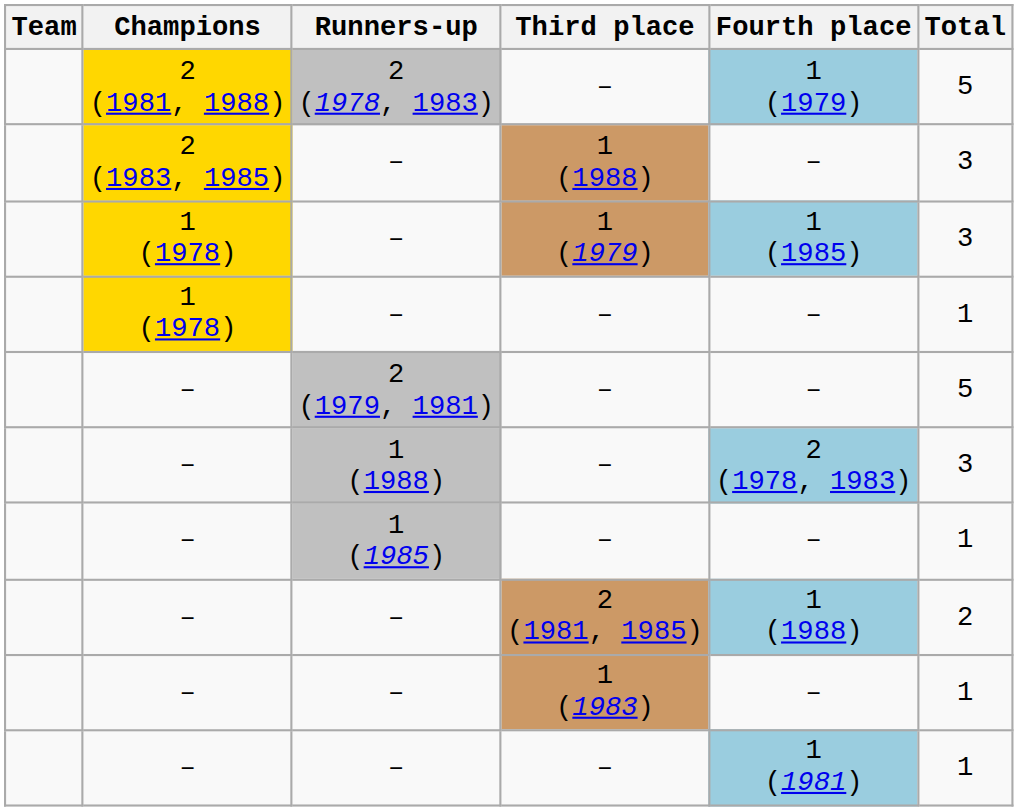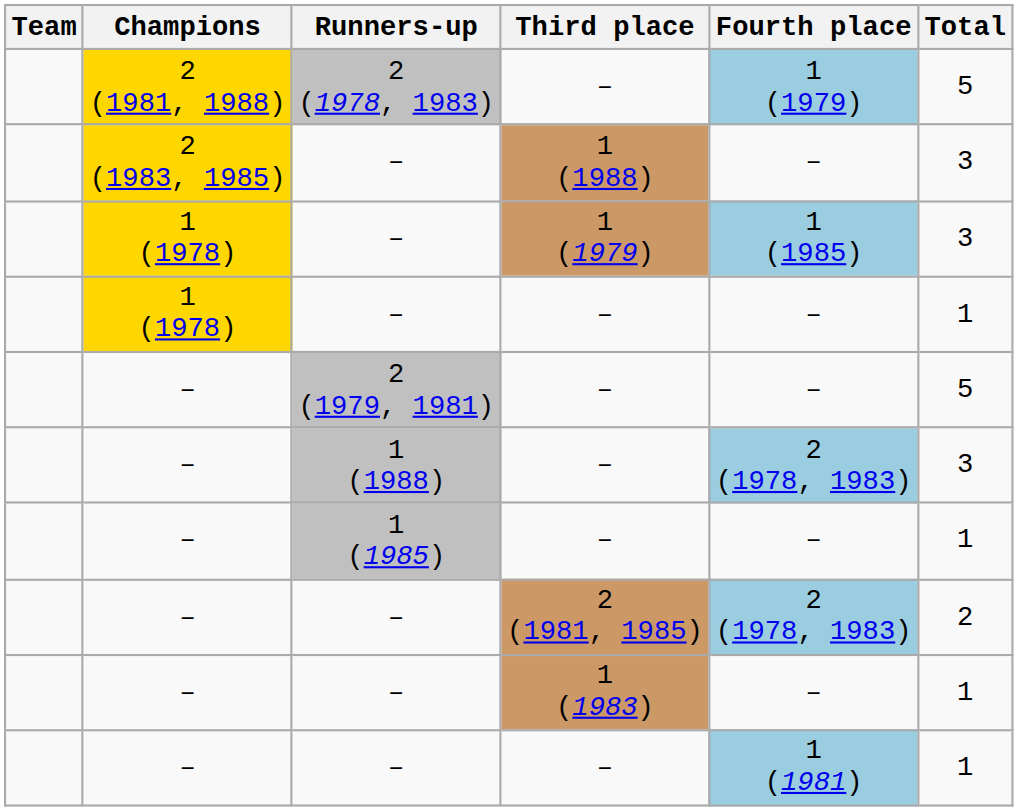(814, 617) 1 (1988) -> (814, 617) 2 (1978, 1983)
